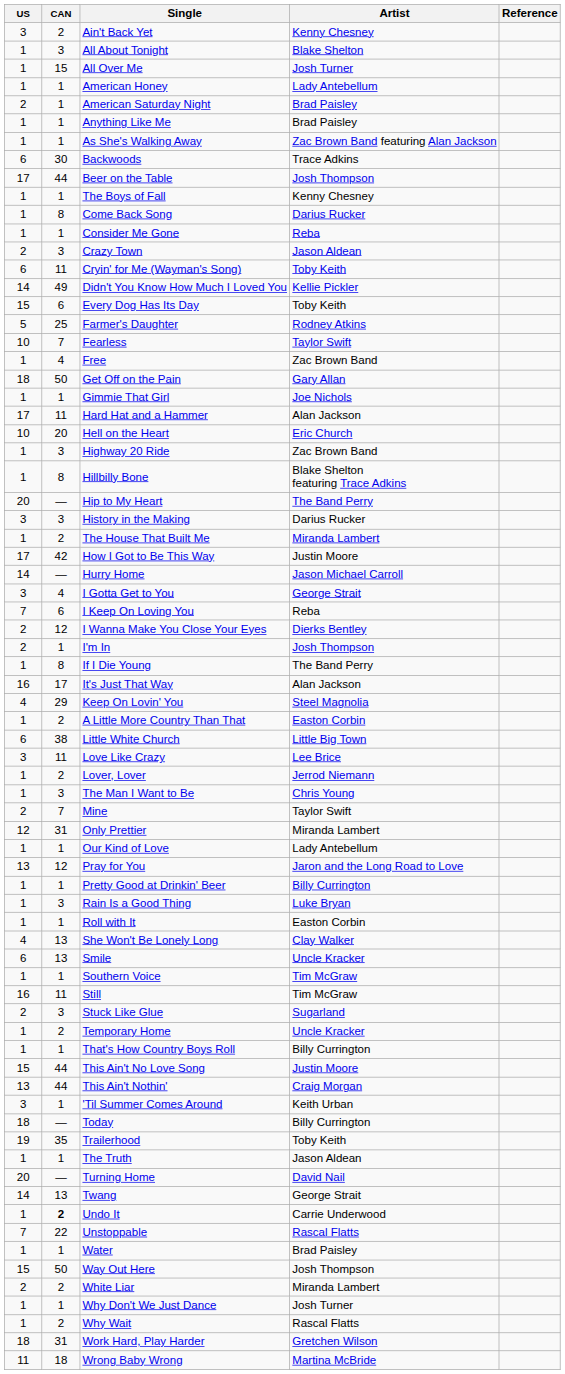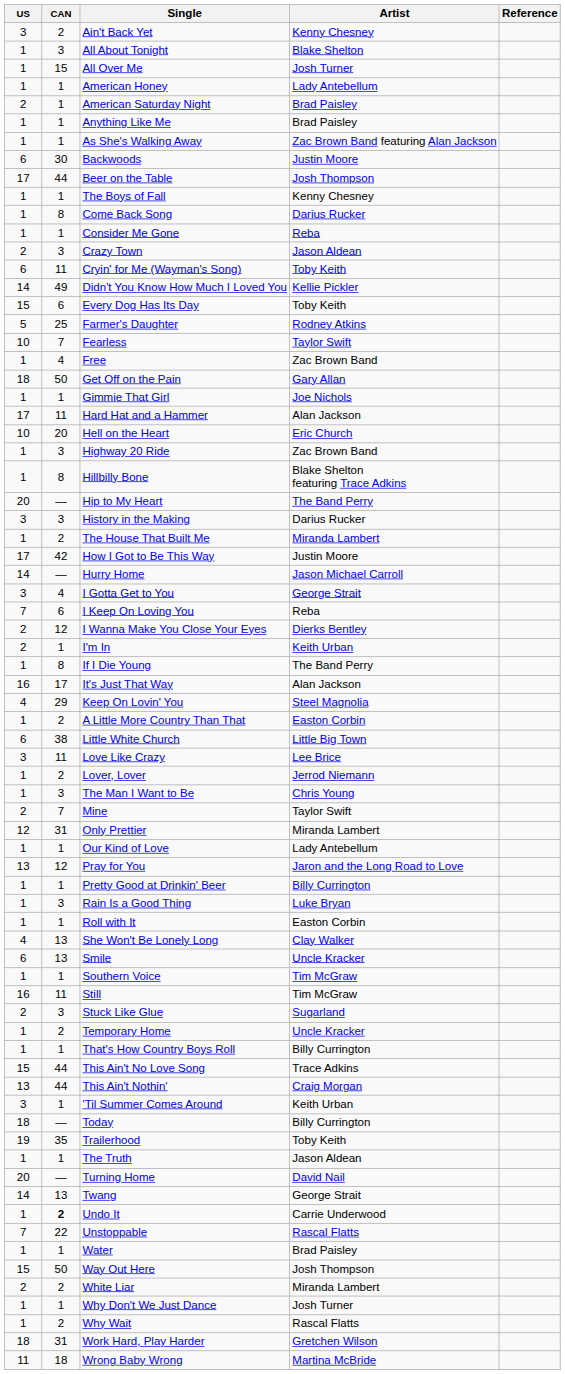(325, 159) Trace Adkins -> (325, 159) Justin Moore
(333, 647) Josh Thompson -> (323, 647) Keith Urban
(325, 1067) Justin Moore -> (325, 1067) Trace Adkins
